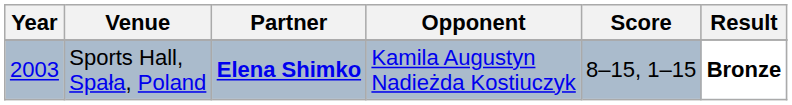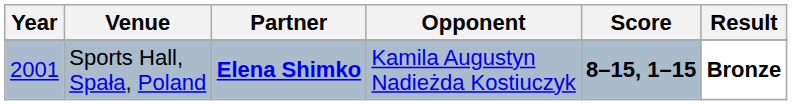(34, 70) 2003 -> (34, 70) 2001
(641, 70) normal -> (641, 70) bold
